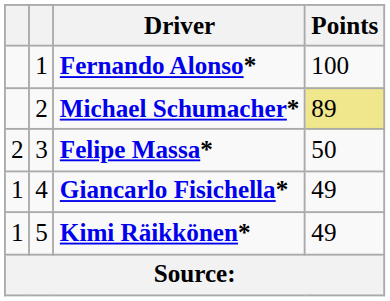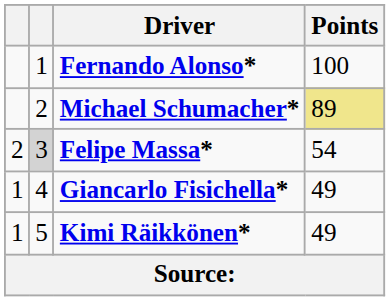(42, 149) no background -> (42, 149) lightgrey background
(324, 149) 50 -> (324, 149) 54
